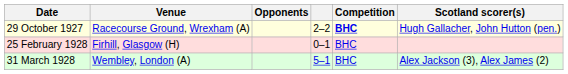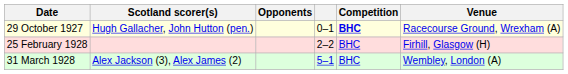columns swapped: (171, 12) <-> (480, 12)
(322, 28) 2–2 -> (325, 28) 0–1
(322, 45) 0–1 -> (325, 45) 2–2
